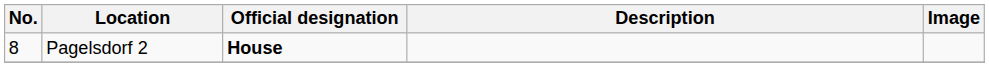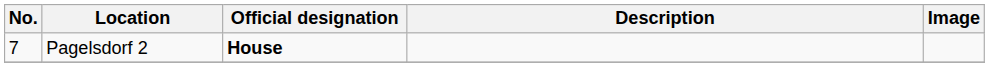(14, 47) 8 -> (14, 47) 7
